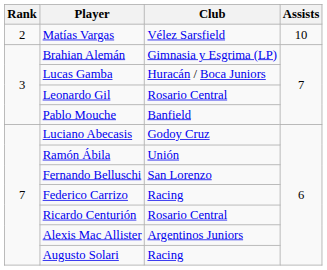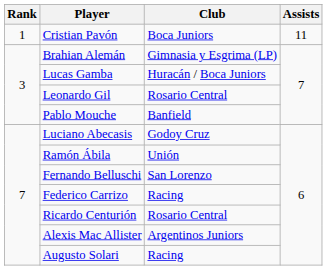+ row: (80, 34)
- row: (78, 34)
